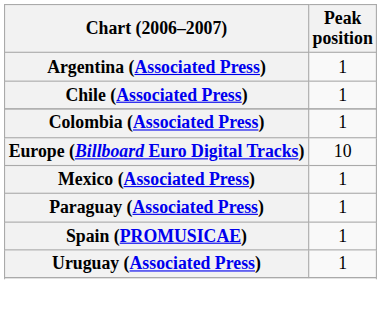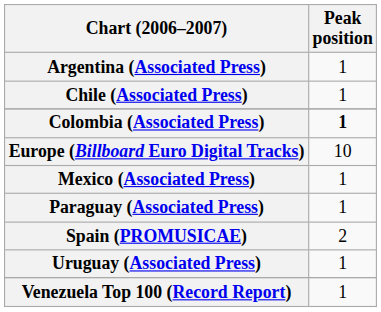(343, 123) normal -> (343, 123) bold
(343, 235) 1 -> (343, 235) 2
+ row: (156, 292)
